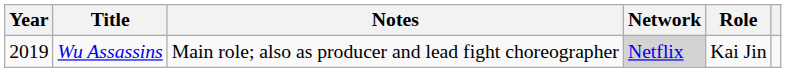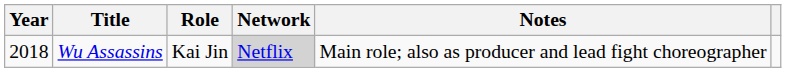columns swapped: (738, 20) <-> (395, 20)
(29, 51) 2019 -> (29, 51) 2018
